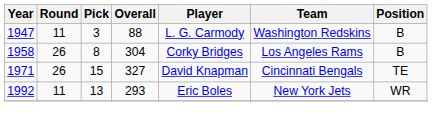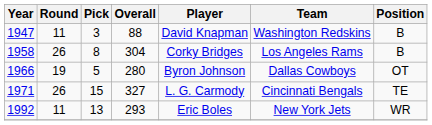(205, 33) L. G. Carmody -> (205, 33) David Knapman
+ row: (21, 71)
(205, 71) David Knapman -> (205, 91) L. G. Carmody
